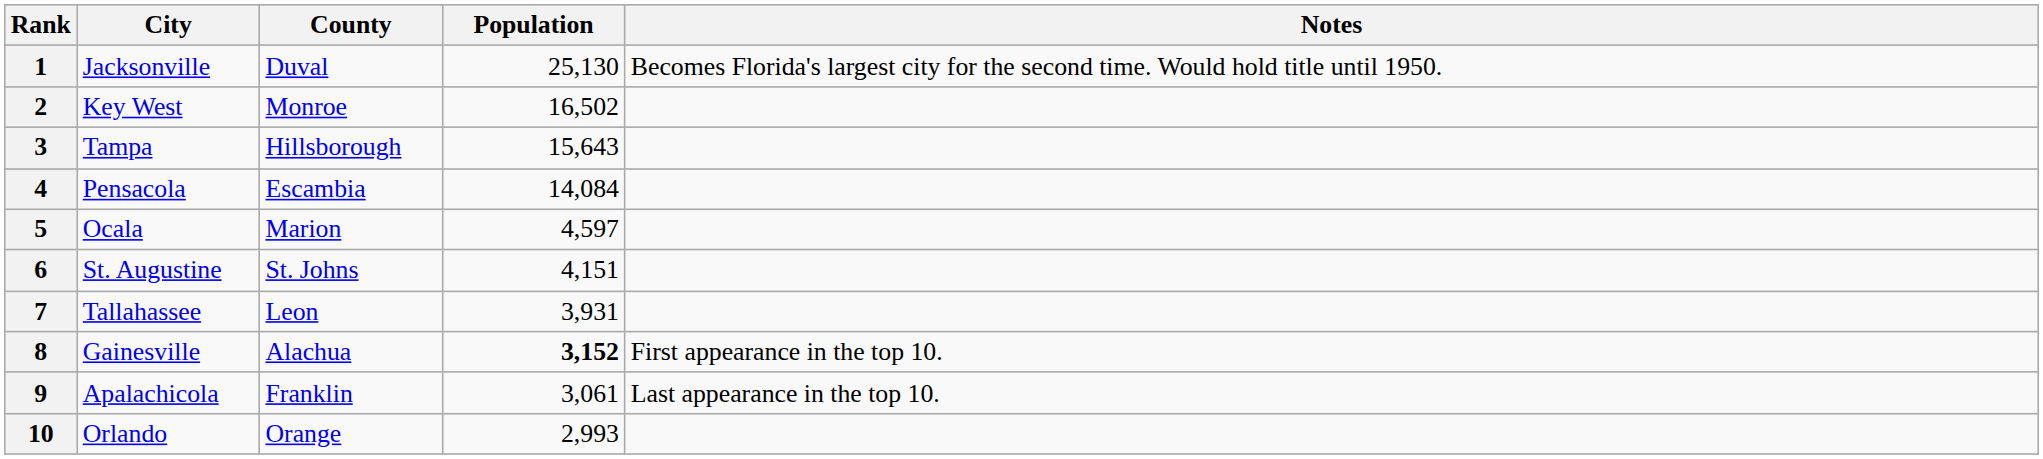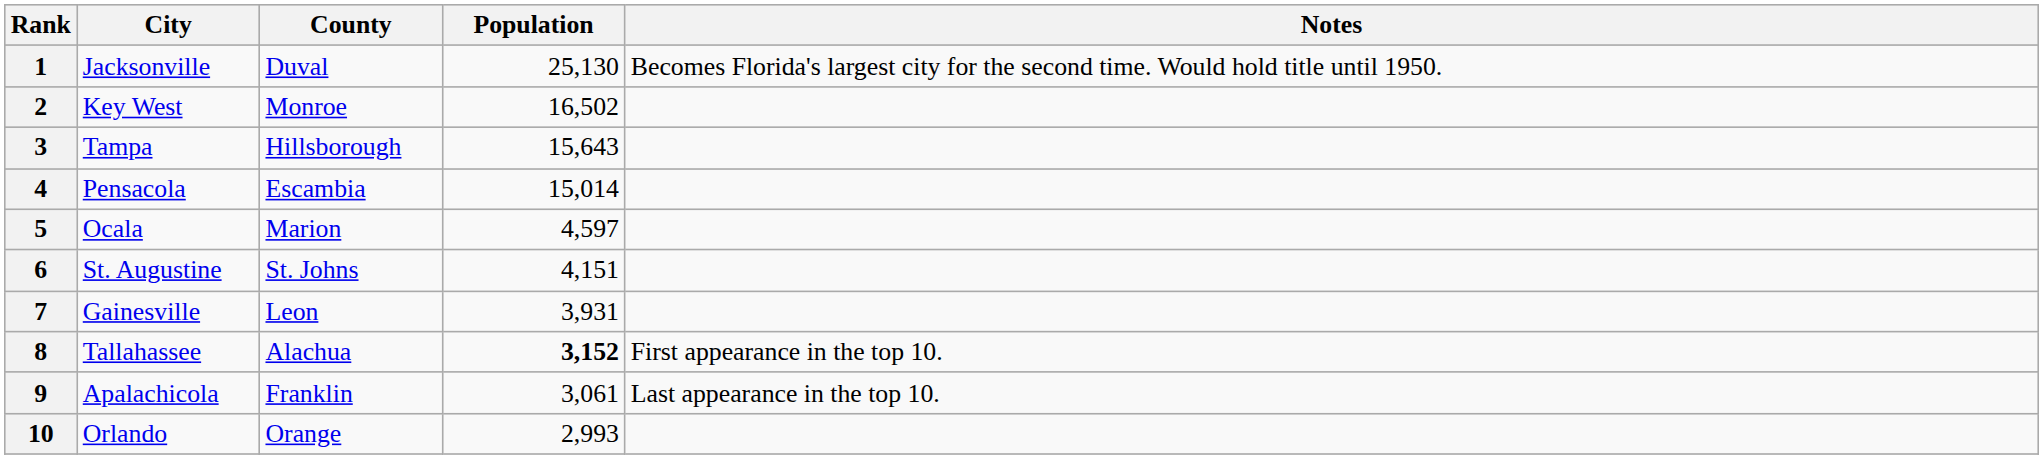(583, 188) 14,084 -> (583, 188) 15,014
(142, 310) Tallahassee -> (141, 310) Gainesville
(141, 351) Gainesville -> (142, 351) Tallahassee
